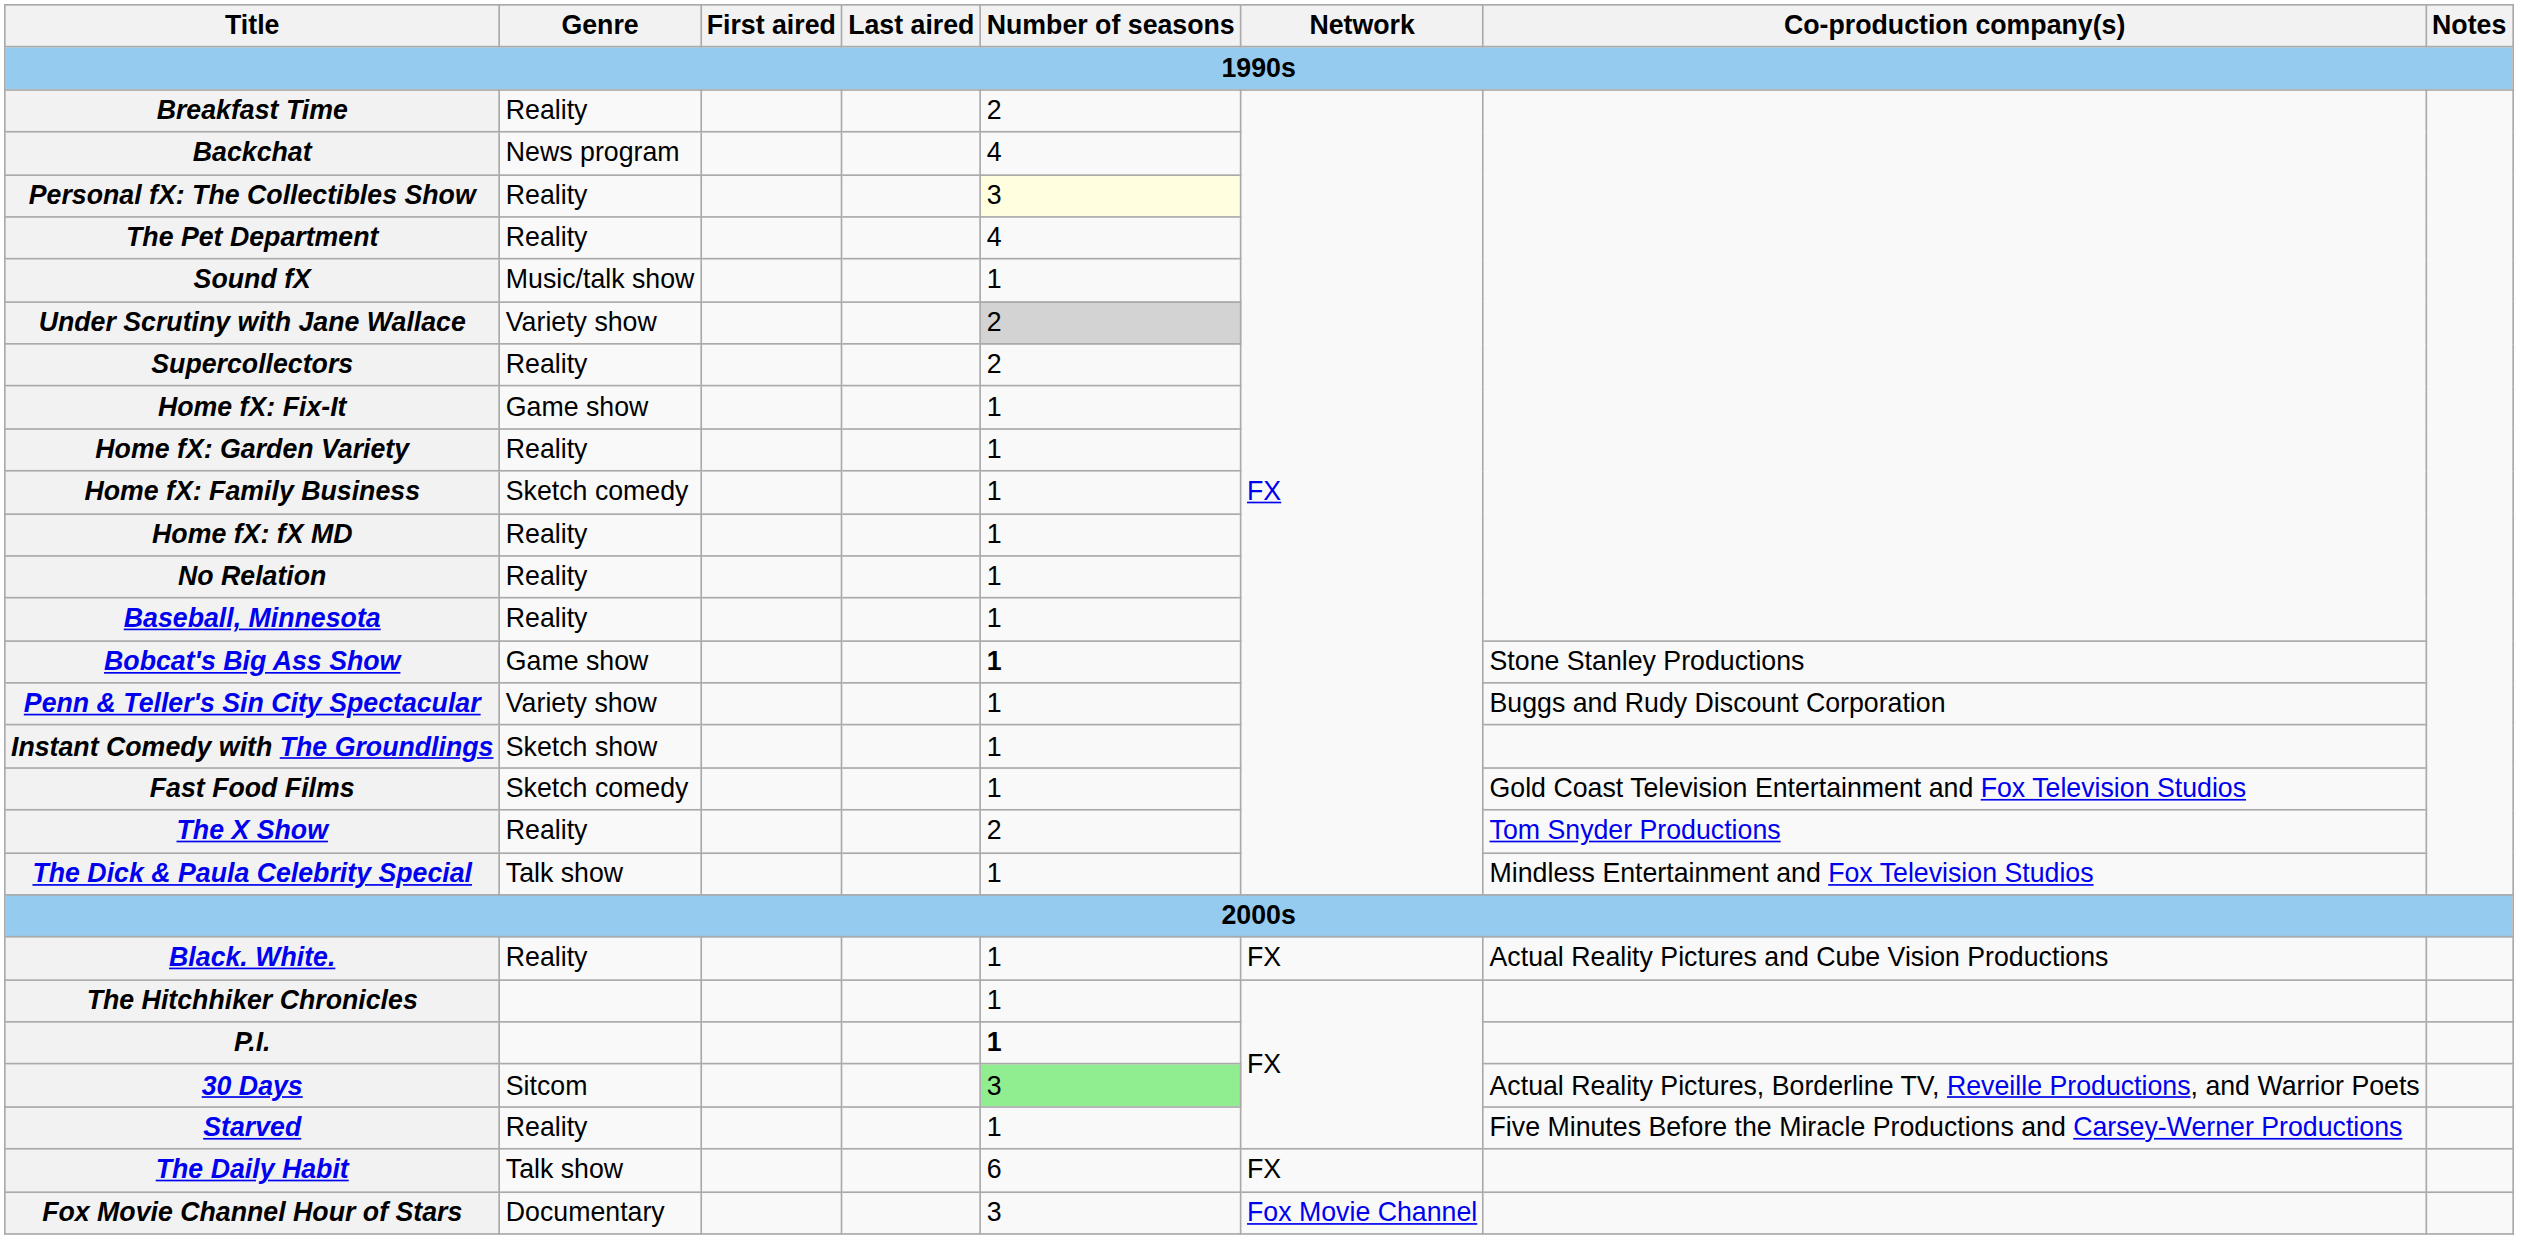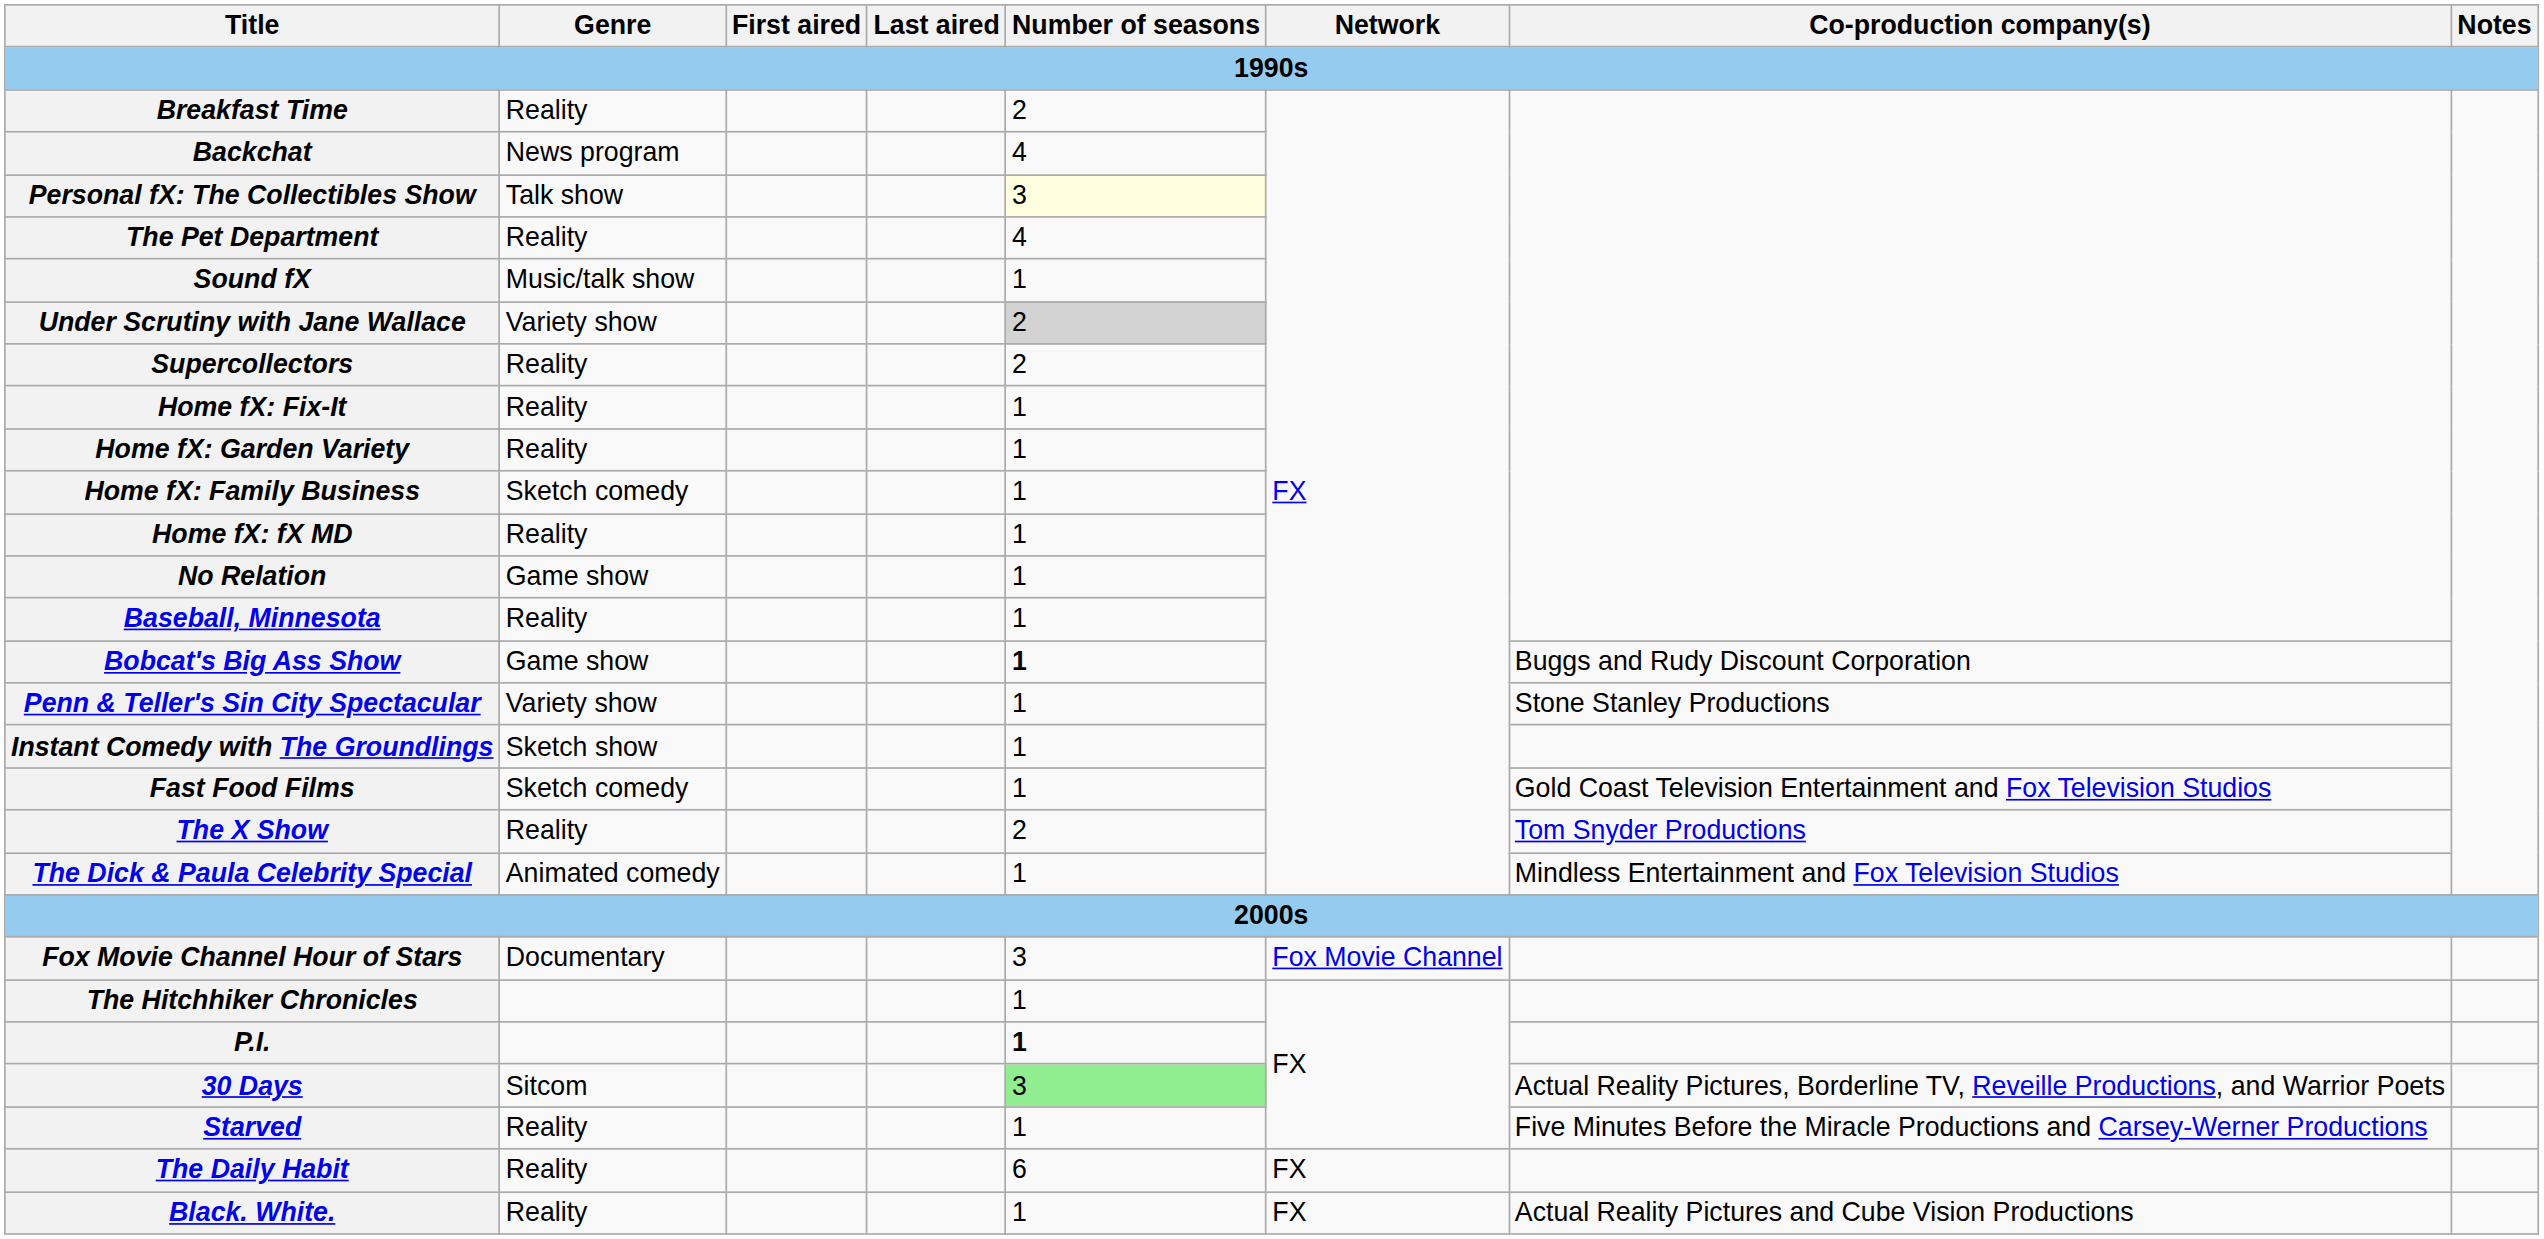(547, 195) Reality -> (564, 195) Talk show
(577, 407) Game show -> (547, 407) Reality
(547, 576) Reality -> (577, 576) Game show
(1647, 661) Stone Stanley Productions -> (1743, 661) Buggs and Rudy Discount Corporation
(1718, 703) Buggs and Rudy Discount Corporation -> (1672, 703) Stone Stanley Productions
(564, 873) Talk show -> (613, 873) Animated comedy
rows swapped: (252, 1212) <-> (252, 957)
(564, 1169) Talk show -> (547, 1169) Reality
